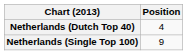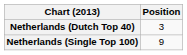(161, 27) 4 -> (161, 27) 3
